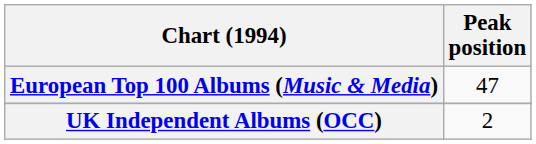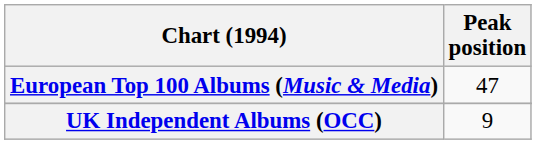(487, 120) 2 -> (487, 120) 9
